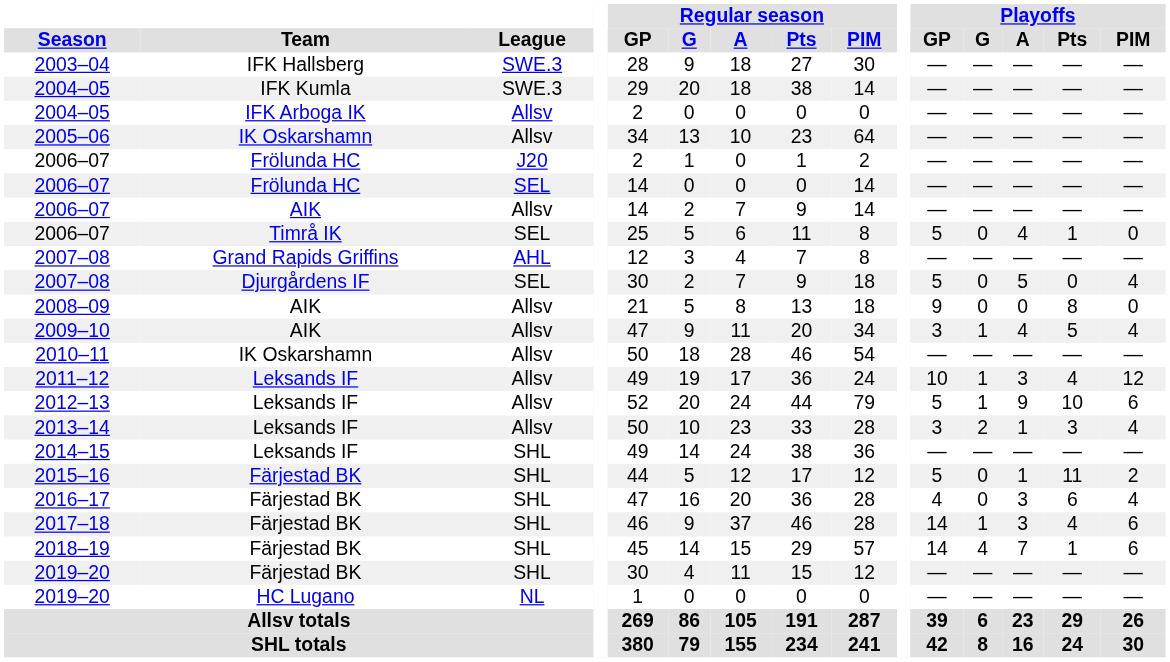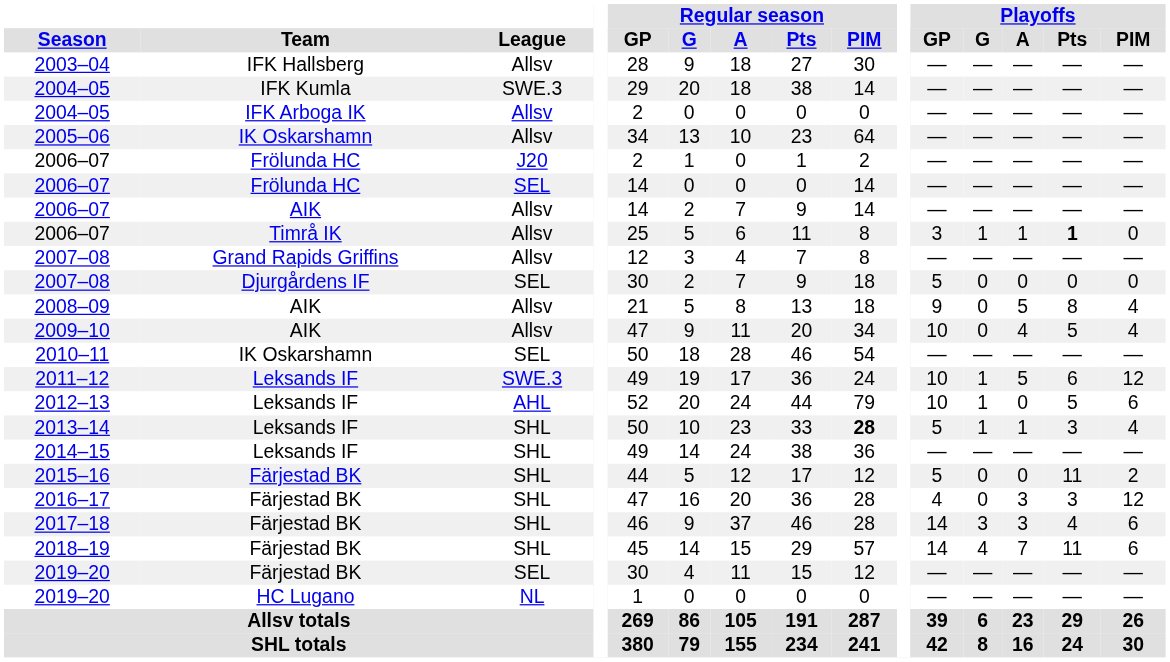(532, 64) SWE.3 -> (532, 64) Allsv
(532, 233) SEL -> (532, 233) Allsv
(937, 233) 5 -> (937, 233) 3
(983, 233) 0 -> (983, 233) 1
(1023, 233) 4 -> (1023, 233) 1
(1072, 233) normal -> (1072, 233) bold
(532, 257) AHL -> (532, 257) Allsv
(1023, 282) 5 -> (1023, 282) 0
(1133, 282) 4 -> (1133, 282) 0
(1023, 306) 0 -> (1023, 306) 5
(1133, 306) 0 -> (1133, 306) 4
(937, 330) 3 -> (937, 330) 10
(983, 330) 1 -> (983, 330) 0
(532, 354) Allsv -> (532, 354) SEL
(532, 378) Allsv -> (532, 378) SWE.3
(1023, 378) 3 -> (1023, 378) 5
(1072, 378) 4 -> (1072, 378) 6
(532, 403) Allsv -> (532, 403) AHL
(937, 403) 5 -> (937, 403) 10
(1023, 403) 9 -> (1023, 403) 0
(1072, 403) 10 -> (1072, 403) 5
(532, 427) Allsv -> (532, 427) SHL
(864, 427) normal -> (864, 427) bold
(937, 427) 3 -> (937, 427) 5
(983, 427) 2 -> (983, 427) 1
(1023, 475) 1 -> (1023, 475) 0
(1072, 499) 6 -> (1072, 499) 3
(1133, 499) 4 -> (1133, 499) 12
(983, 524) 1 -> (983, 524) 3
(1072, 548) 1 -> (1072, 548) 11
(532, 572) SHL -> (532, 572) SEL
